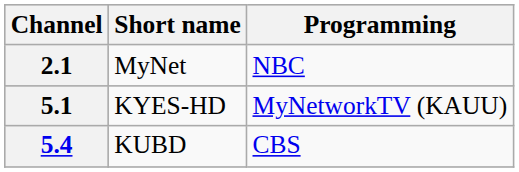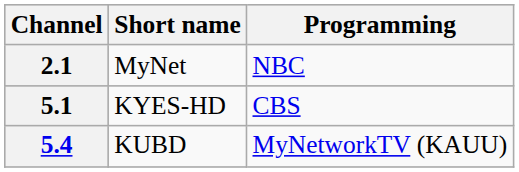(380, 105) MyNetworkTV (KAUU) -> (277, 105) CBS
(277, 145) CBS -> (380, 145) MyNetworkTV (KAUU)
